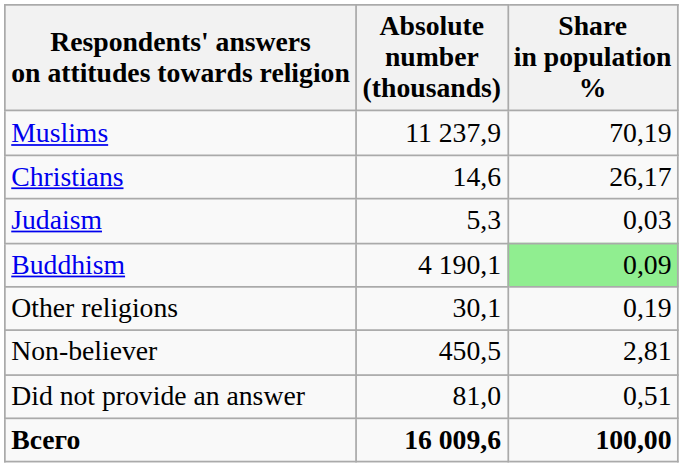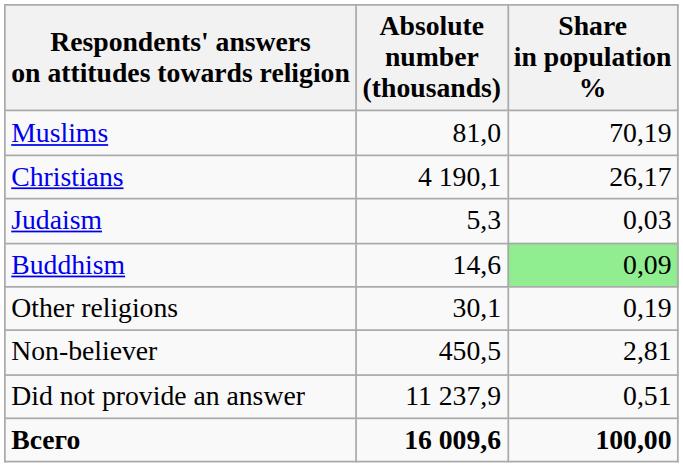(453, 132) 11 237,9 -> (477, 132) 81,0
(477, 176) 14,6 -> (460, 176) 4 190,1
(460, 264) 4 190,1 -> (477, 264) 14,6
(477, 396) 81,0 -> (453, 396) 11 237,9
